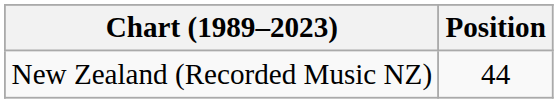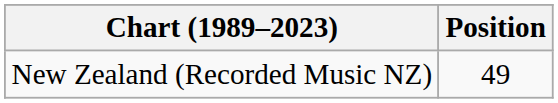(496, 73) 44 -> (496, 73) 49
